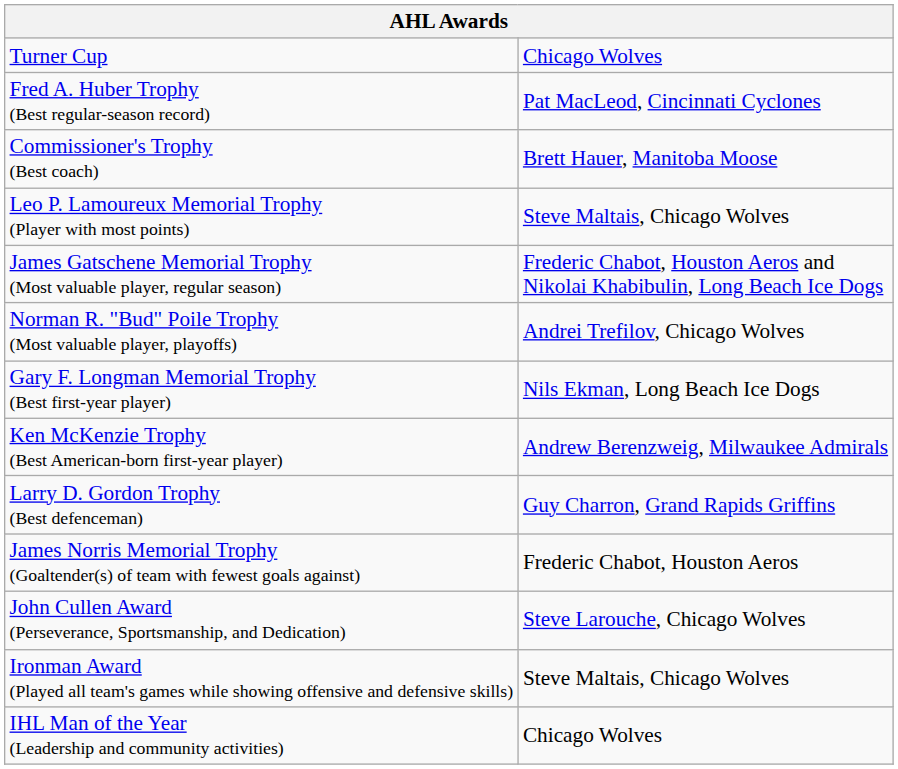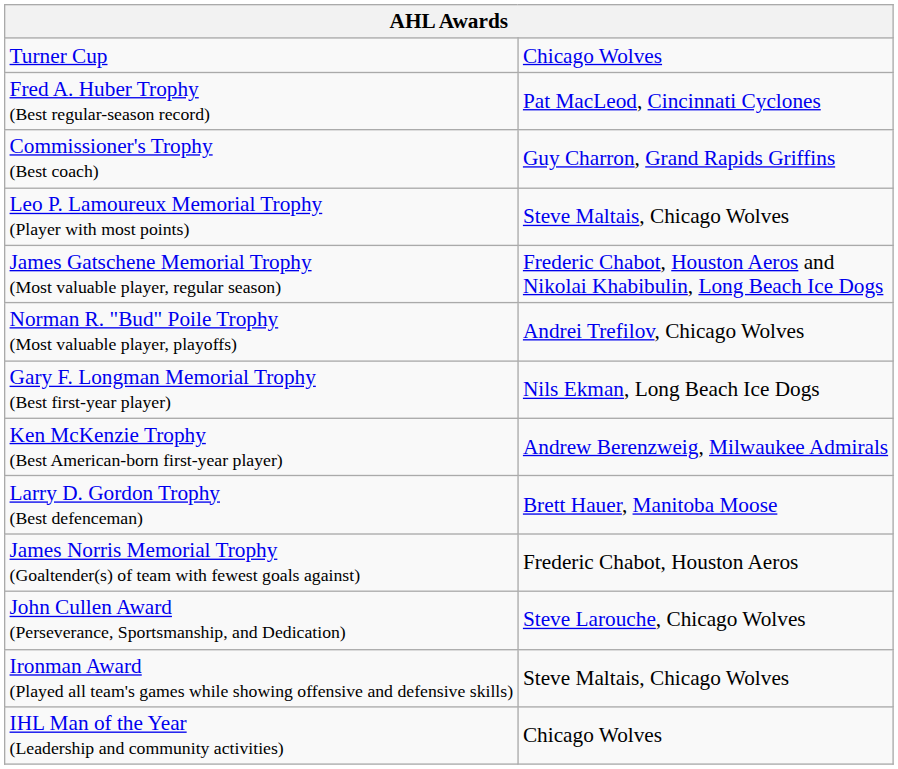(650, 158) Brett Hauer, Manitoba Moose -> (679, 158) Guy Charron, Grand Rapids Griffins
(679, 504) Guy Charron, Grand Rapids Griffins -> (650, 504) Brett Hauer, Manitoba Moose
